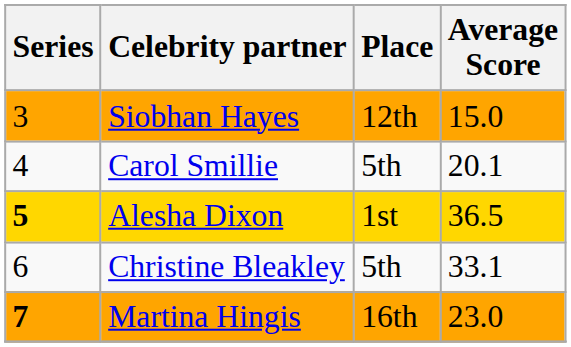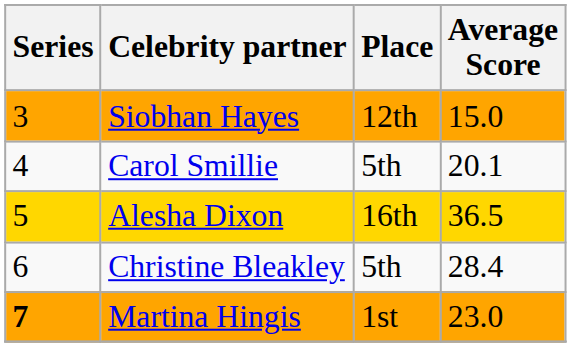(21, 215) bold -> (21, 215) normal
(380, 215) 1st -> (389, 215) 16th
(476, 266) 33.1 -> (476, 266) 28.4
(389, 316) 16th -> (380, 316) 1st
